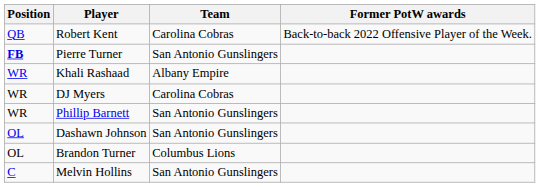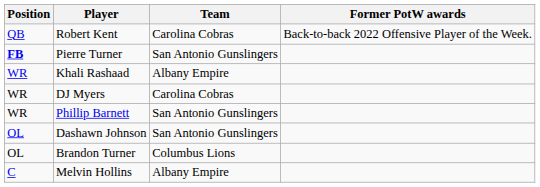(215, 172) San Antonio Gunslingers -> (191, 172) Albany Empire
